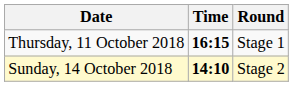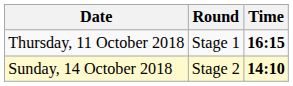columns swapped: (211, 17) <-> (261, 17)
